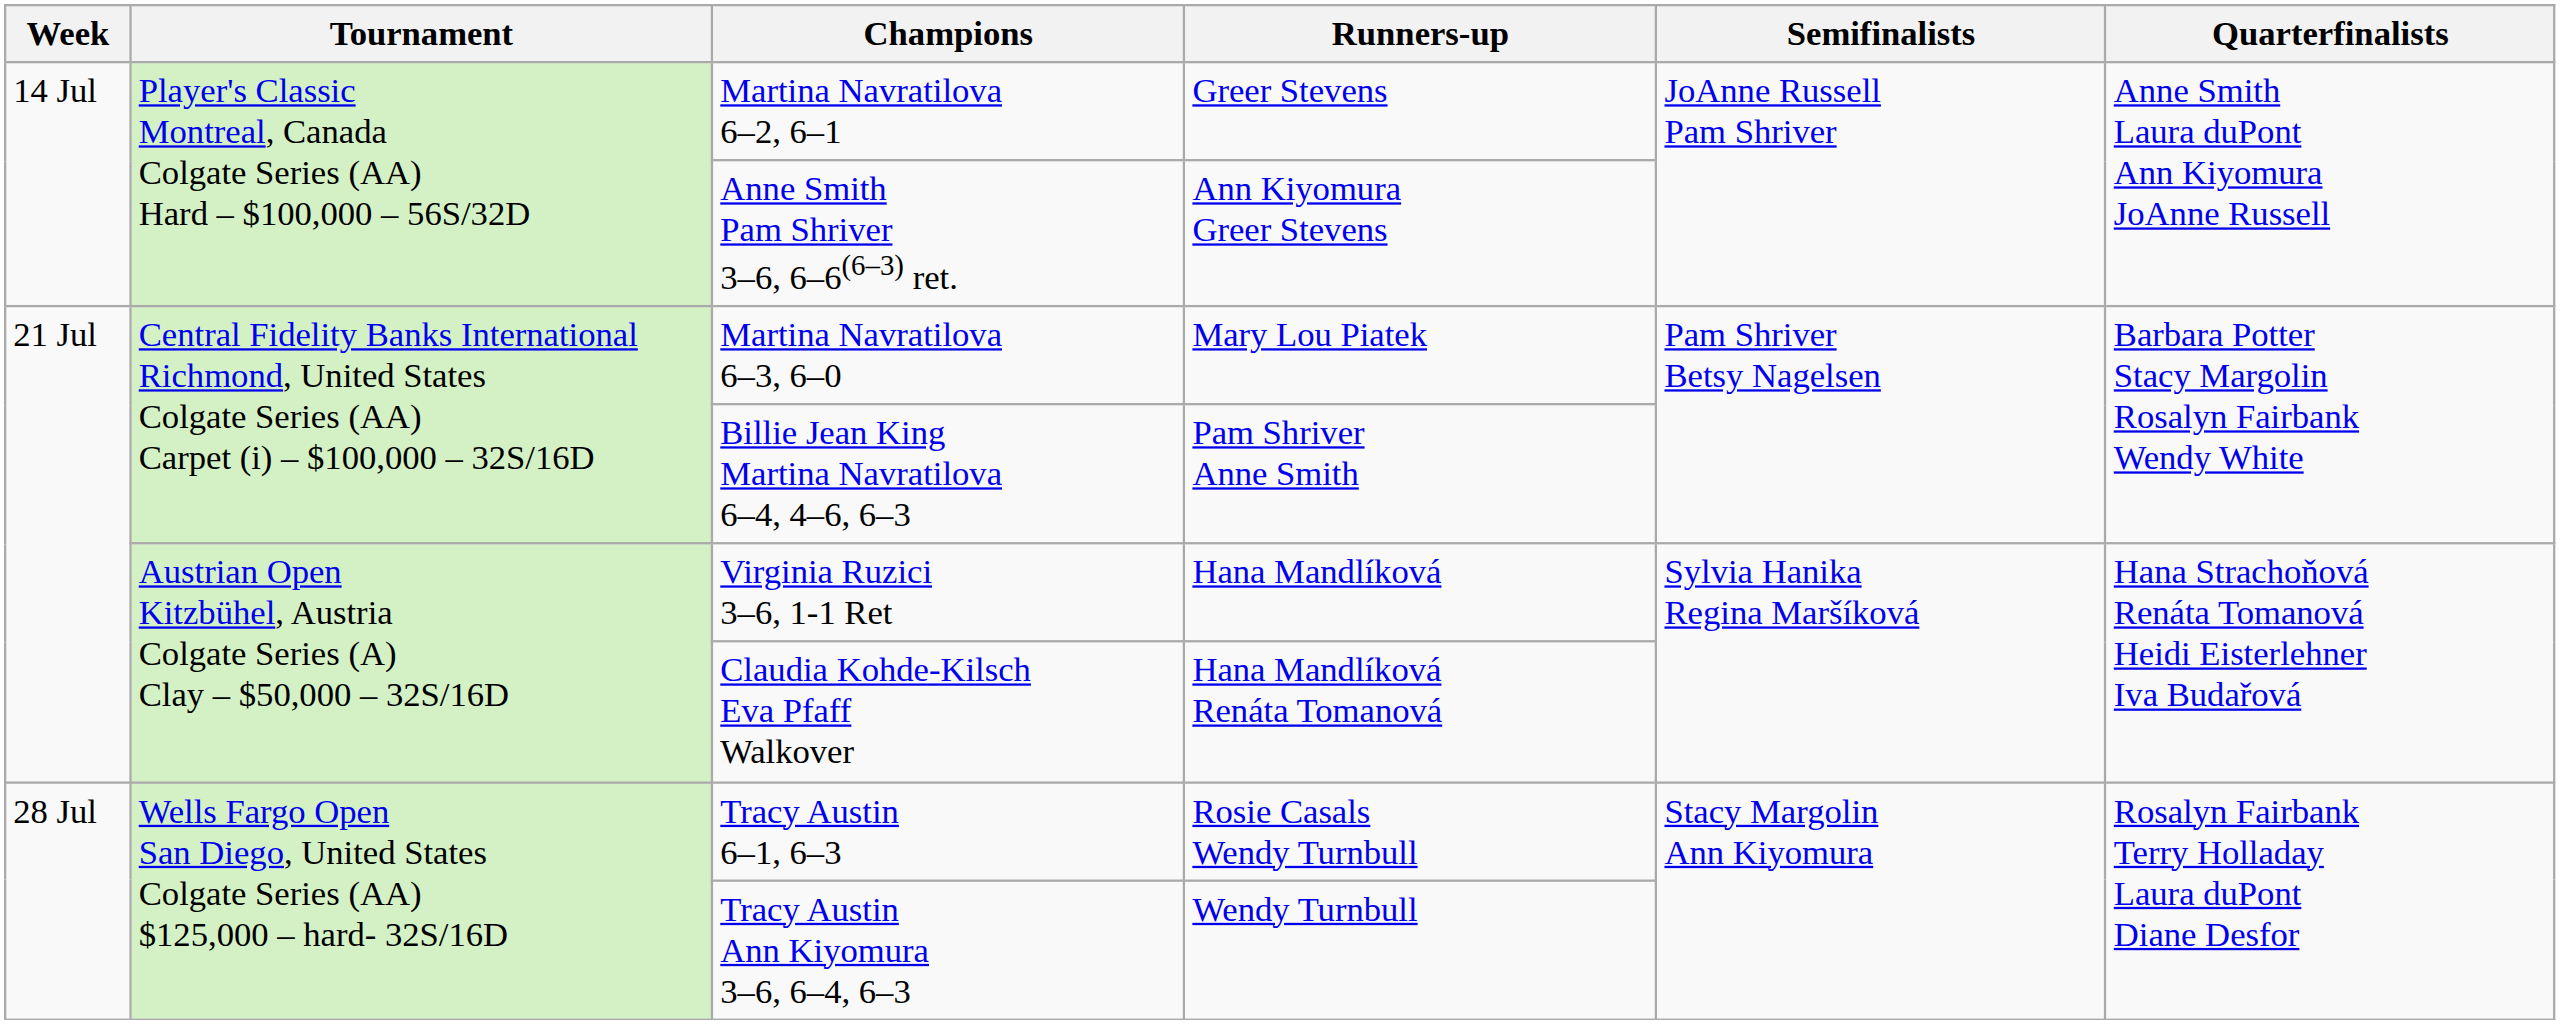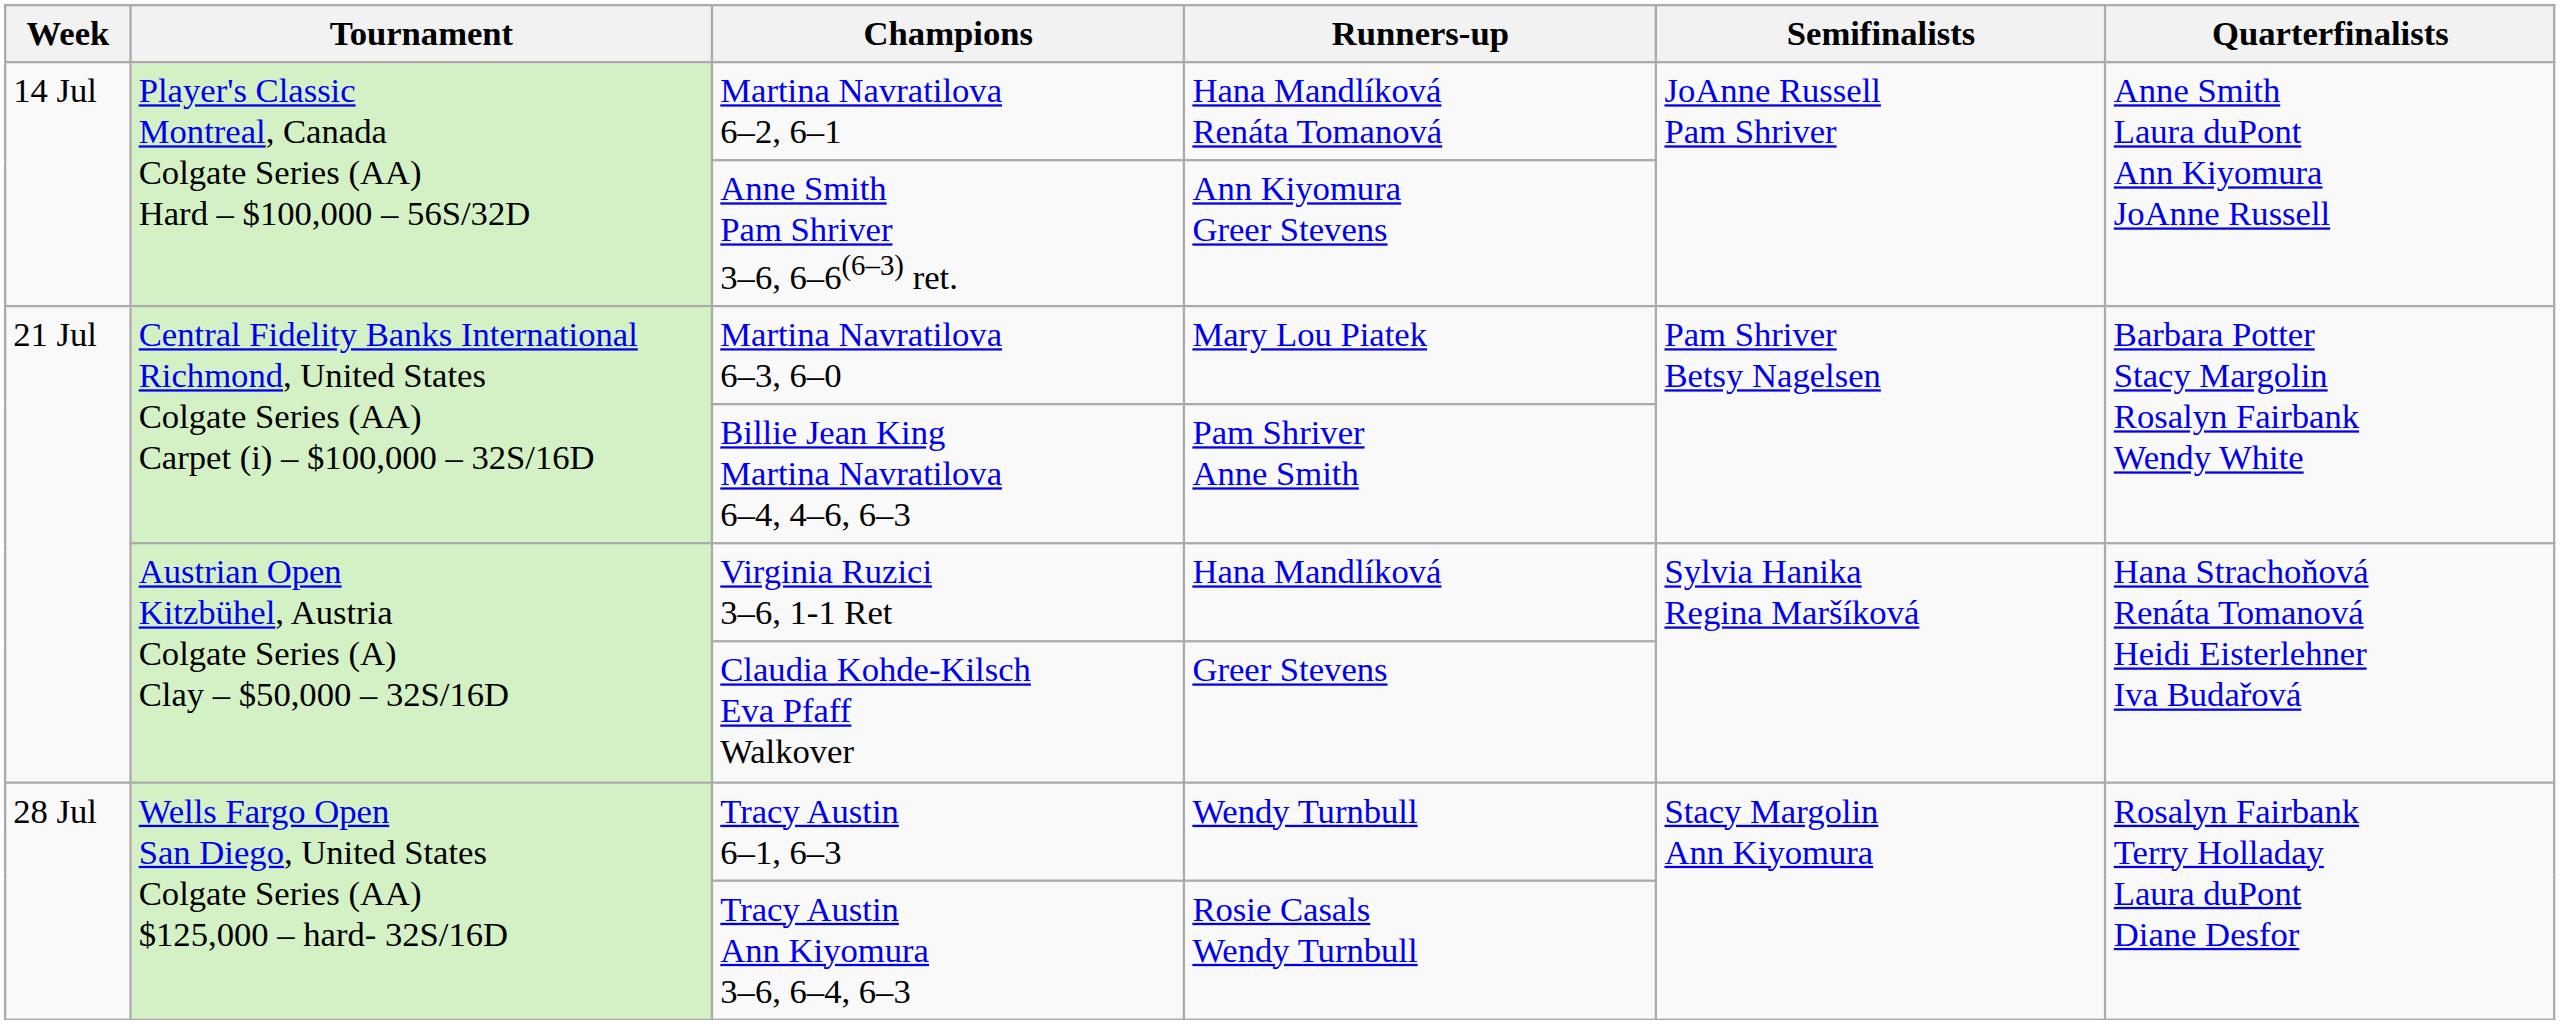(1290, 90) Greer Stevens -> (1317, 110) Hana Mandlíková Renáta Tomanová
(1317, 690) Hana Mandlíková Renáta Tomanová -> (1290, 670) Greer Stevens
(1305, 830) Rosie Casals Wendy Turnbull -> (1305, 809) Wendy Turnbull
(1305, 907) Wendy Turnbull -> (1305, 928) Rosie Casals Wendy Turnbull
